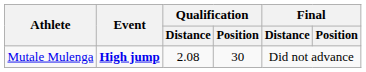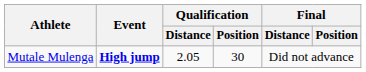(188, 57) 2.08 -> (188, 57) 2.05
